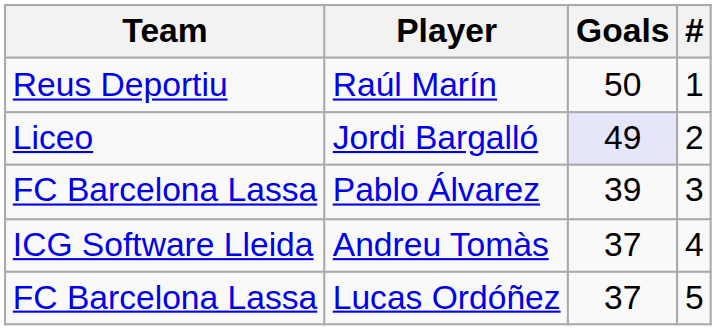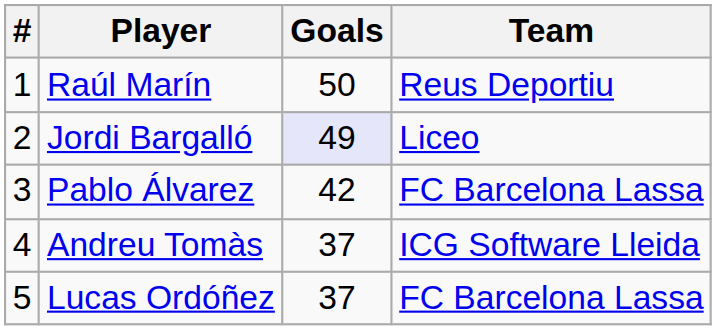columns swapped: (694, 31) <-> (165, 31)
(623, 191) 39 -> (337, 191) 42
